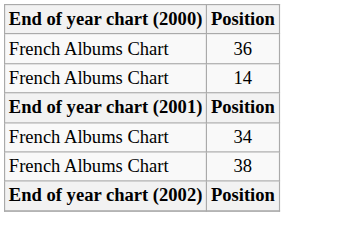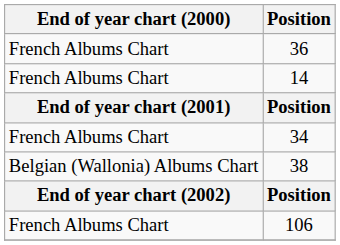(89, 166) French Albums Chart -> (134, 166) Belgian (Wallonia) Albums Chart
+ row: (299, 225)
